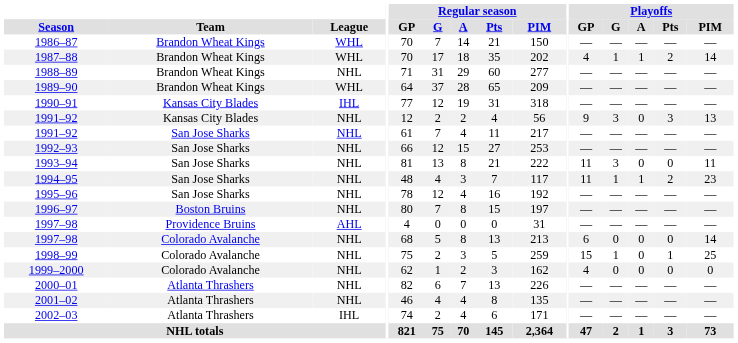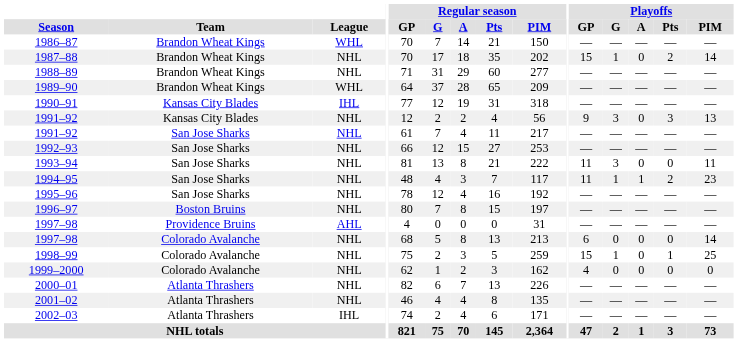(349, 57) WHL -> (349, 57) NHL
(586, 57) 4 -> (586, 57) 15
(641, 57) 1 -> (641, 57) 0
